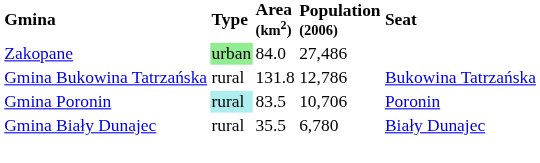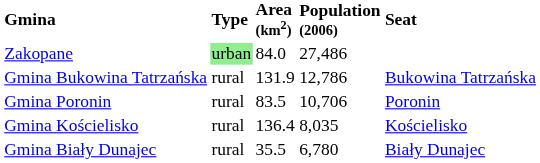(275, 78) 131.8 -> (275, 78) 131.9
(228, 102) paleturquoise background -> (228, 102) no background
+ row: (71, 126)
